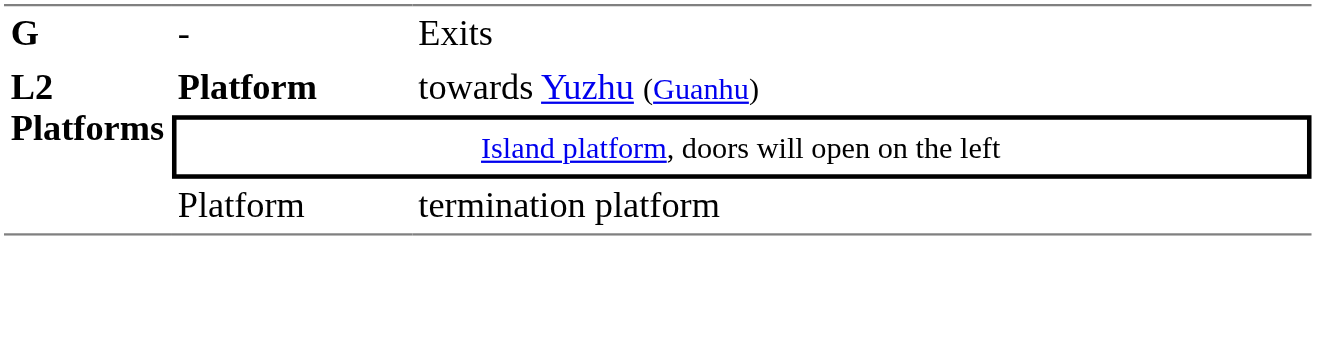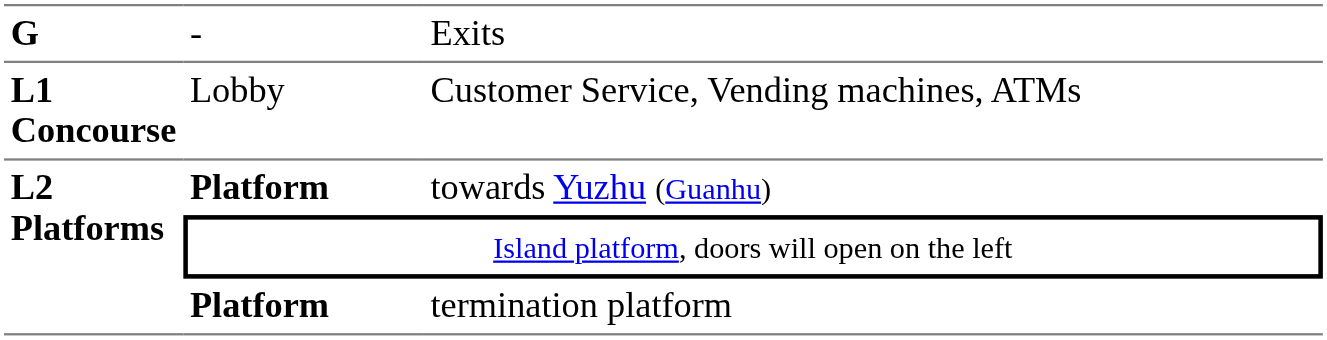+ row: (756, 89)
(241, 205) normal -> (259, 305) bold
